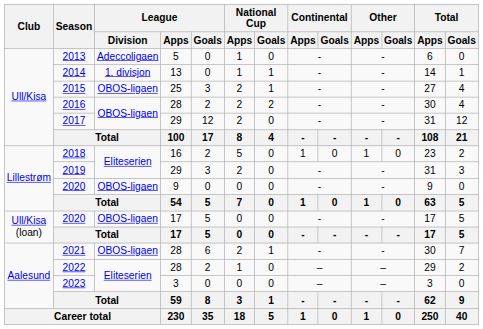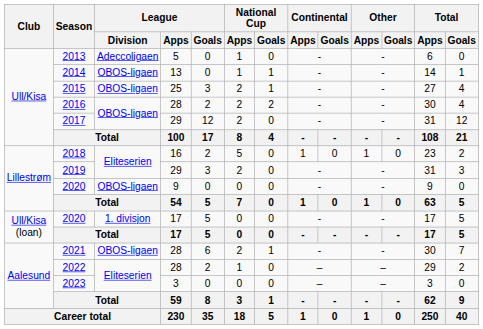(128, 72) 1. divisjon -> (128, 72) OBOS-ligaen
(128, 219) OBOS-ligaen -> (128, 219) 1. divisjon
